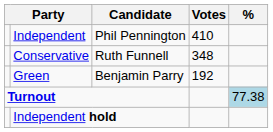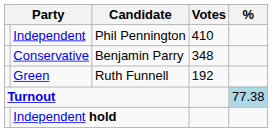(132, 55) Ruth Funnell -> (139, 55) Benjamin Parry
(139, 76) Benjamin Parry -> (132, 76) Ruth Funnell
